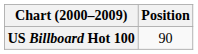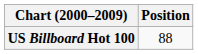(166, 37) 90 -> (166, 37) 88
